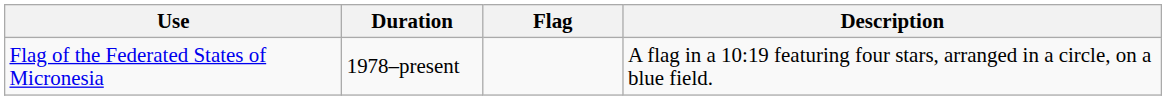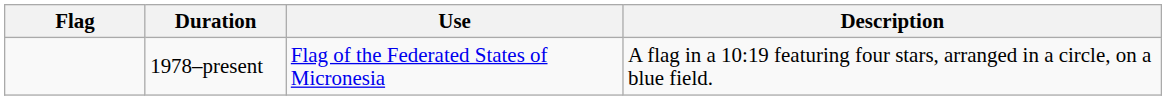columns swapped: (553, 21) <-> (173, 21)
